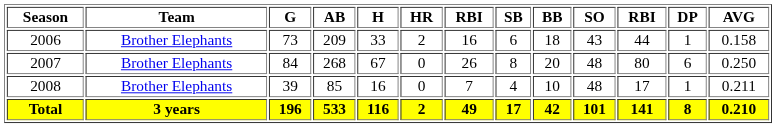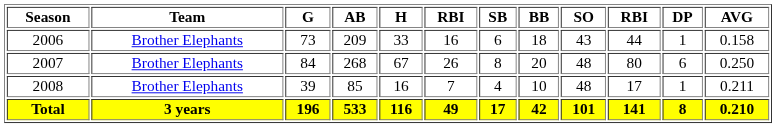- column: (422, 17)
